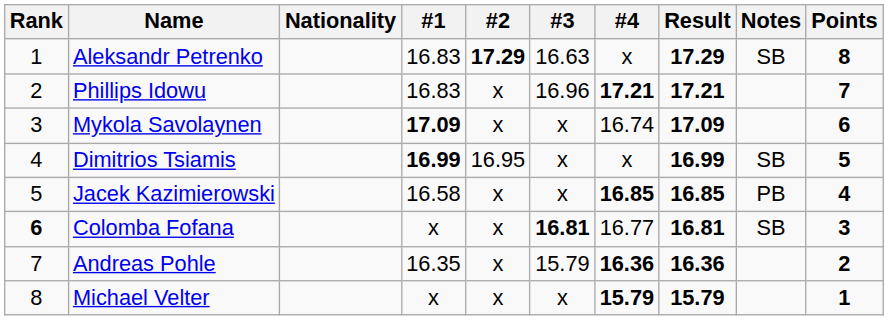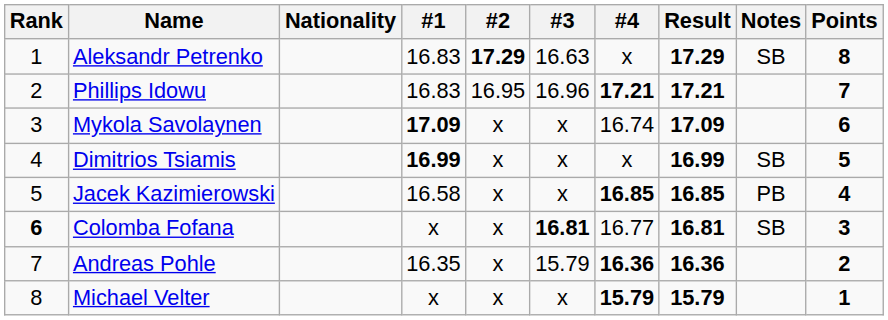(498, 90) x -> (498, 90) 16.95
(498, 159) 16.95 -> (498, 159) x
